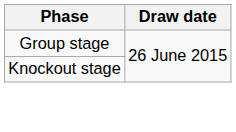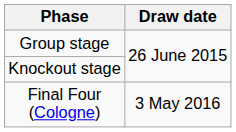+ row: (65, 104)
